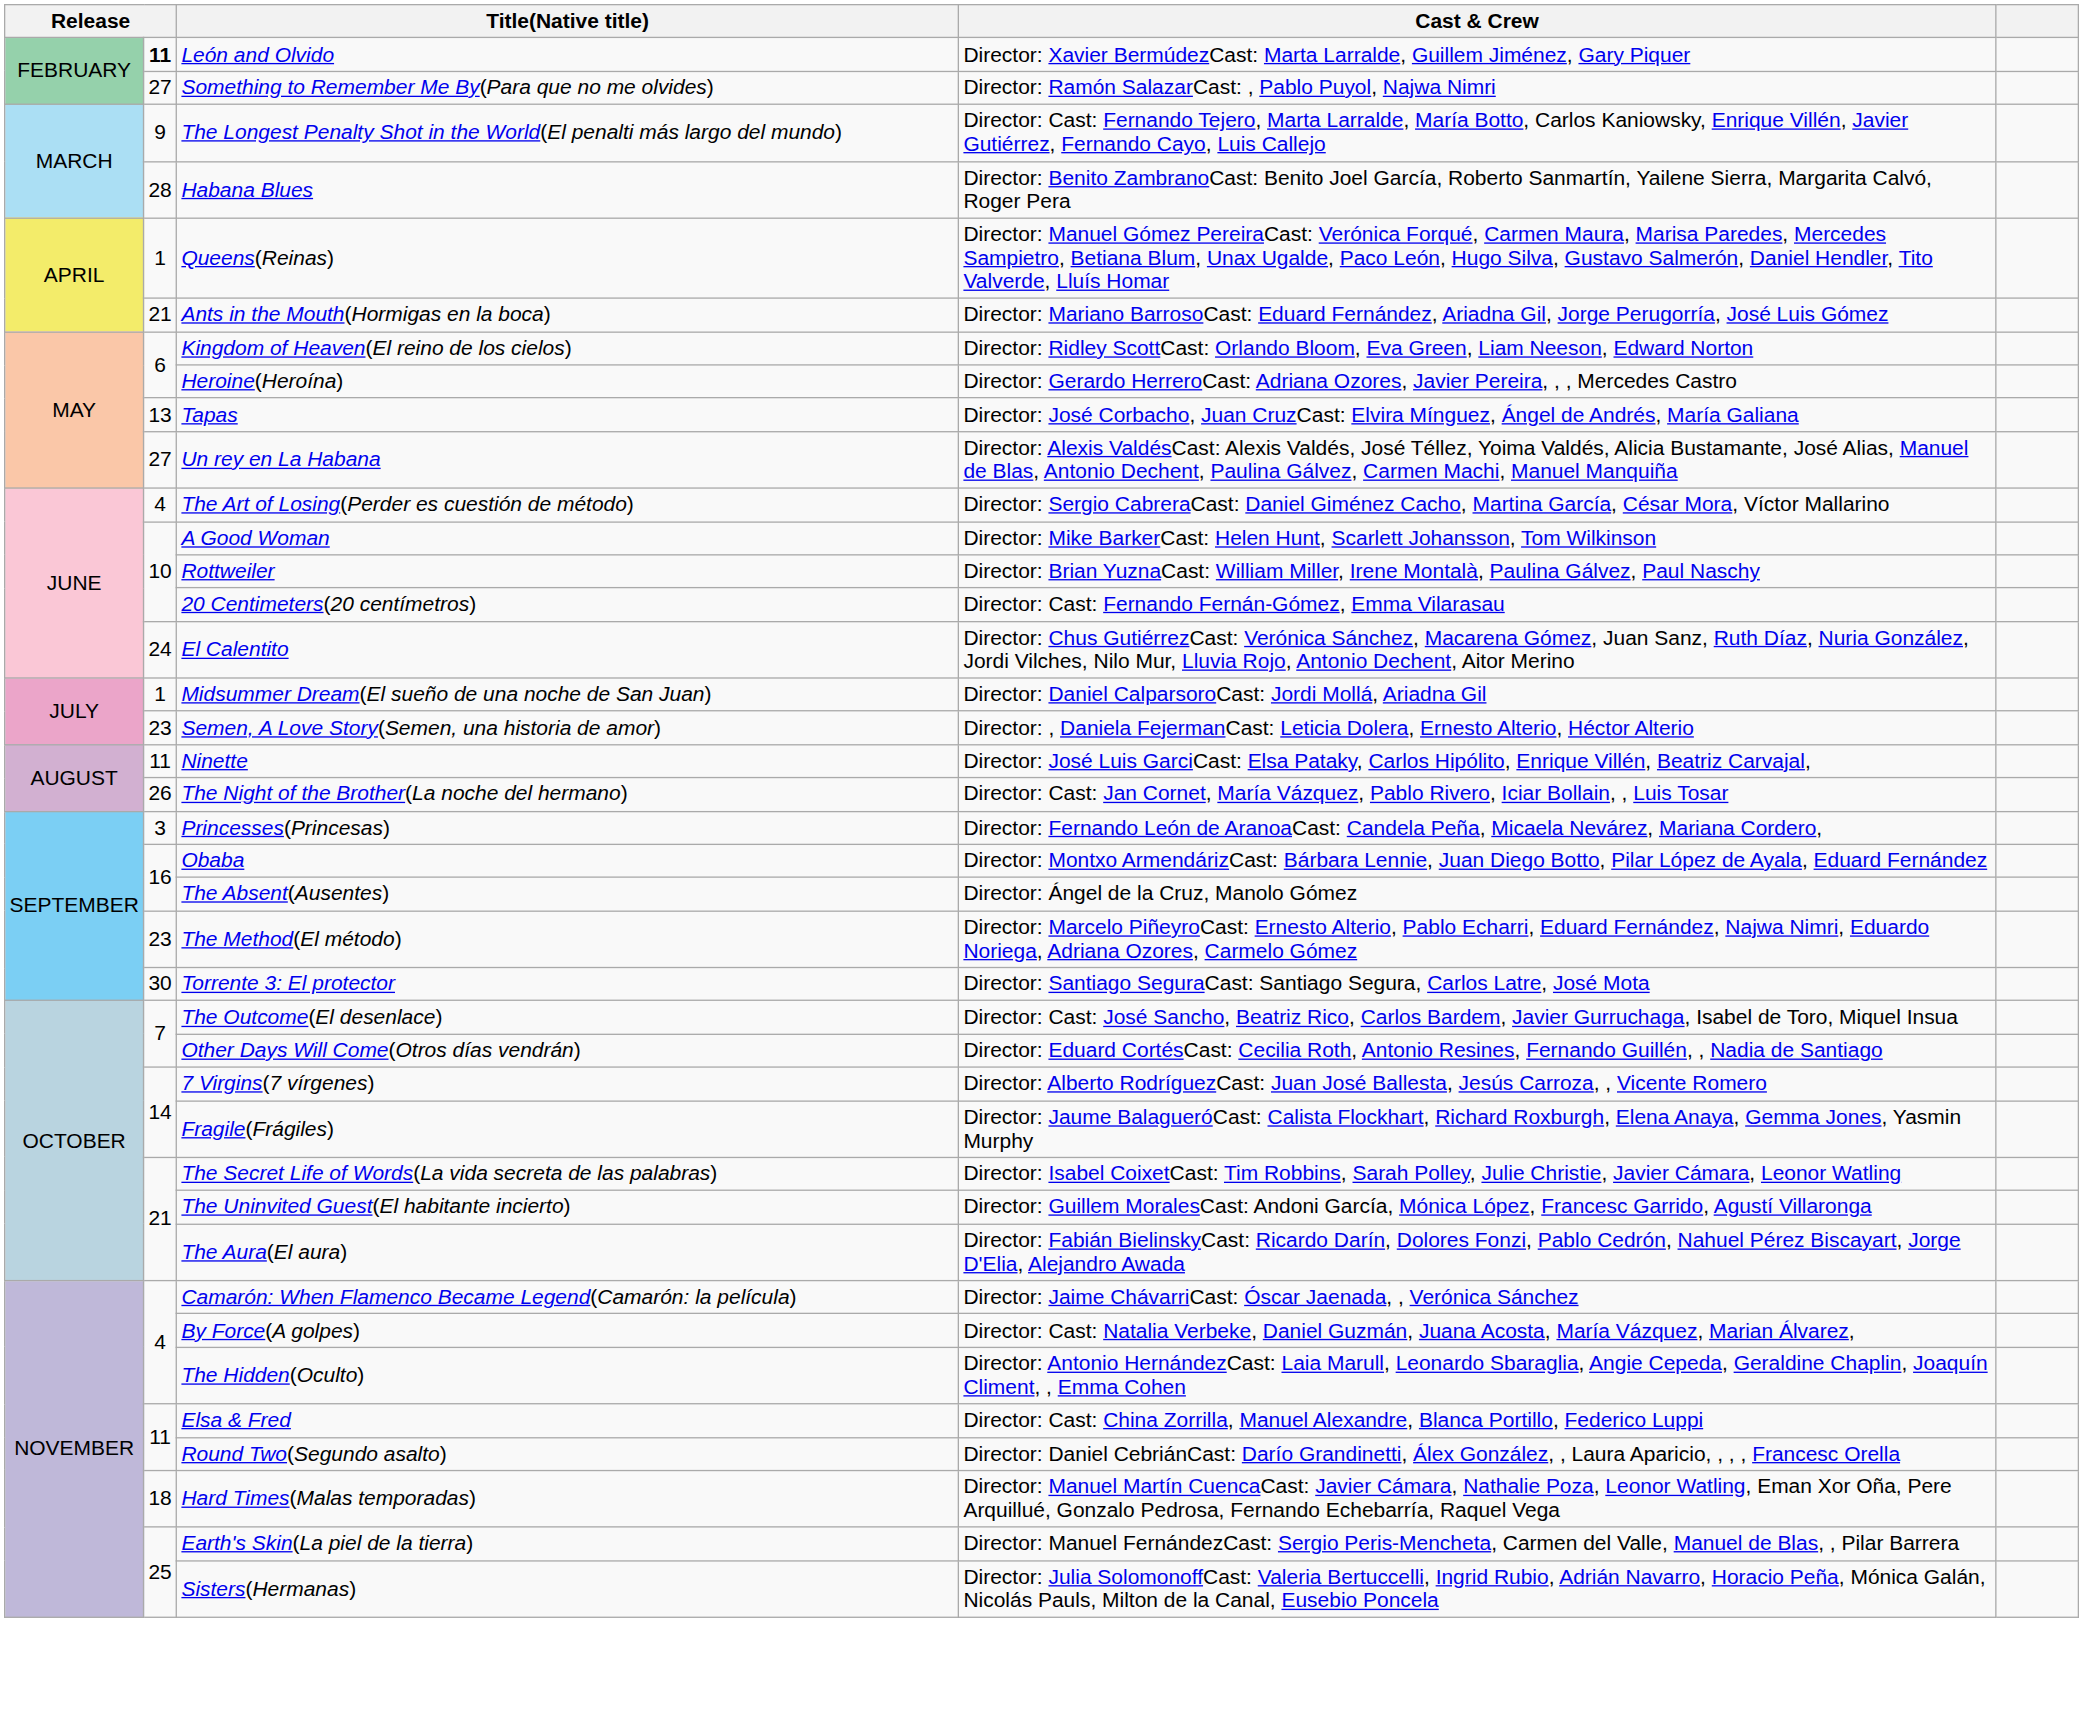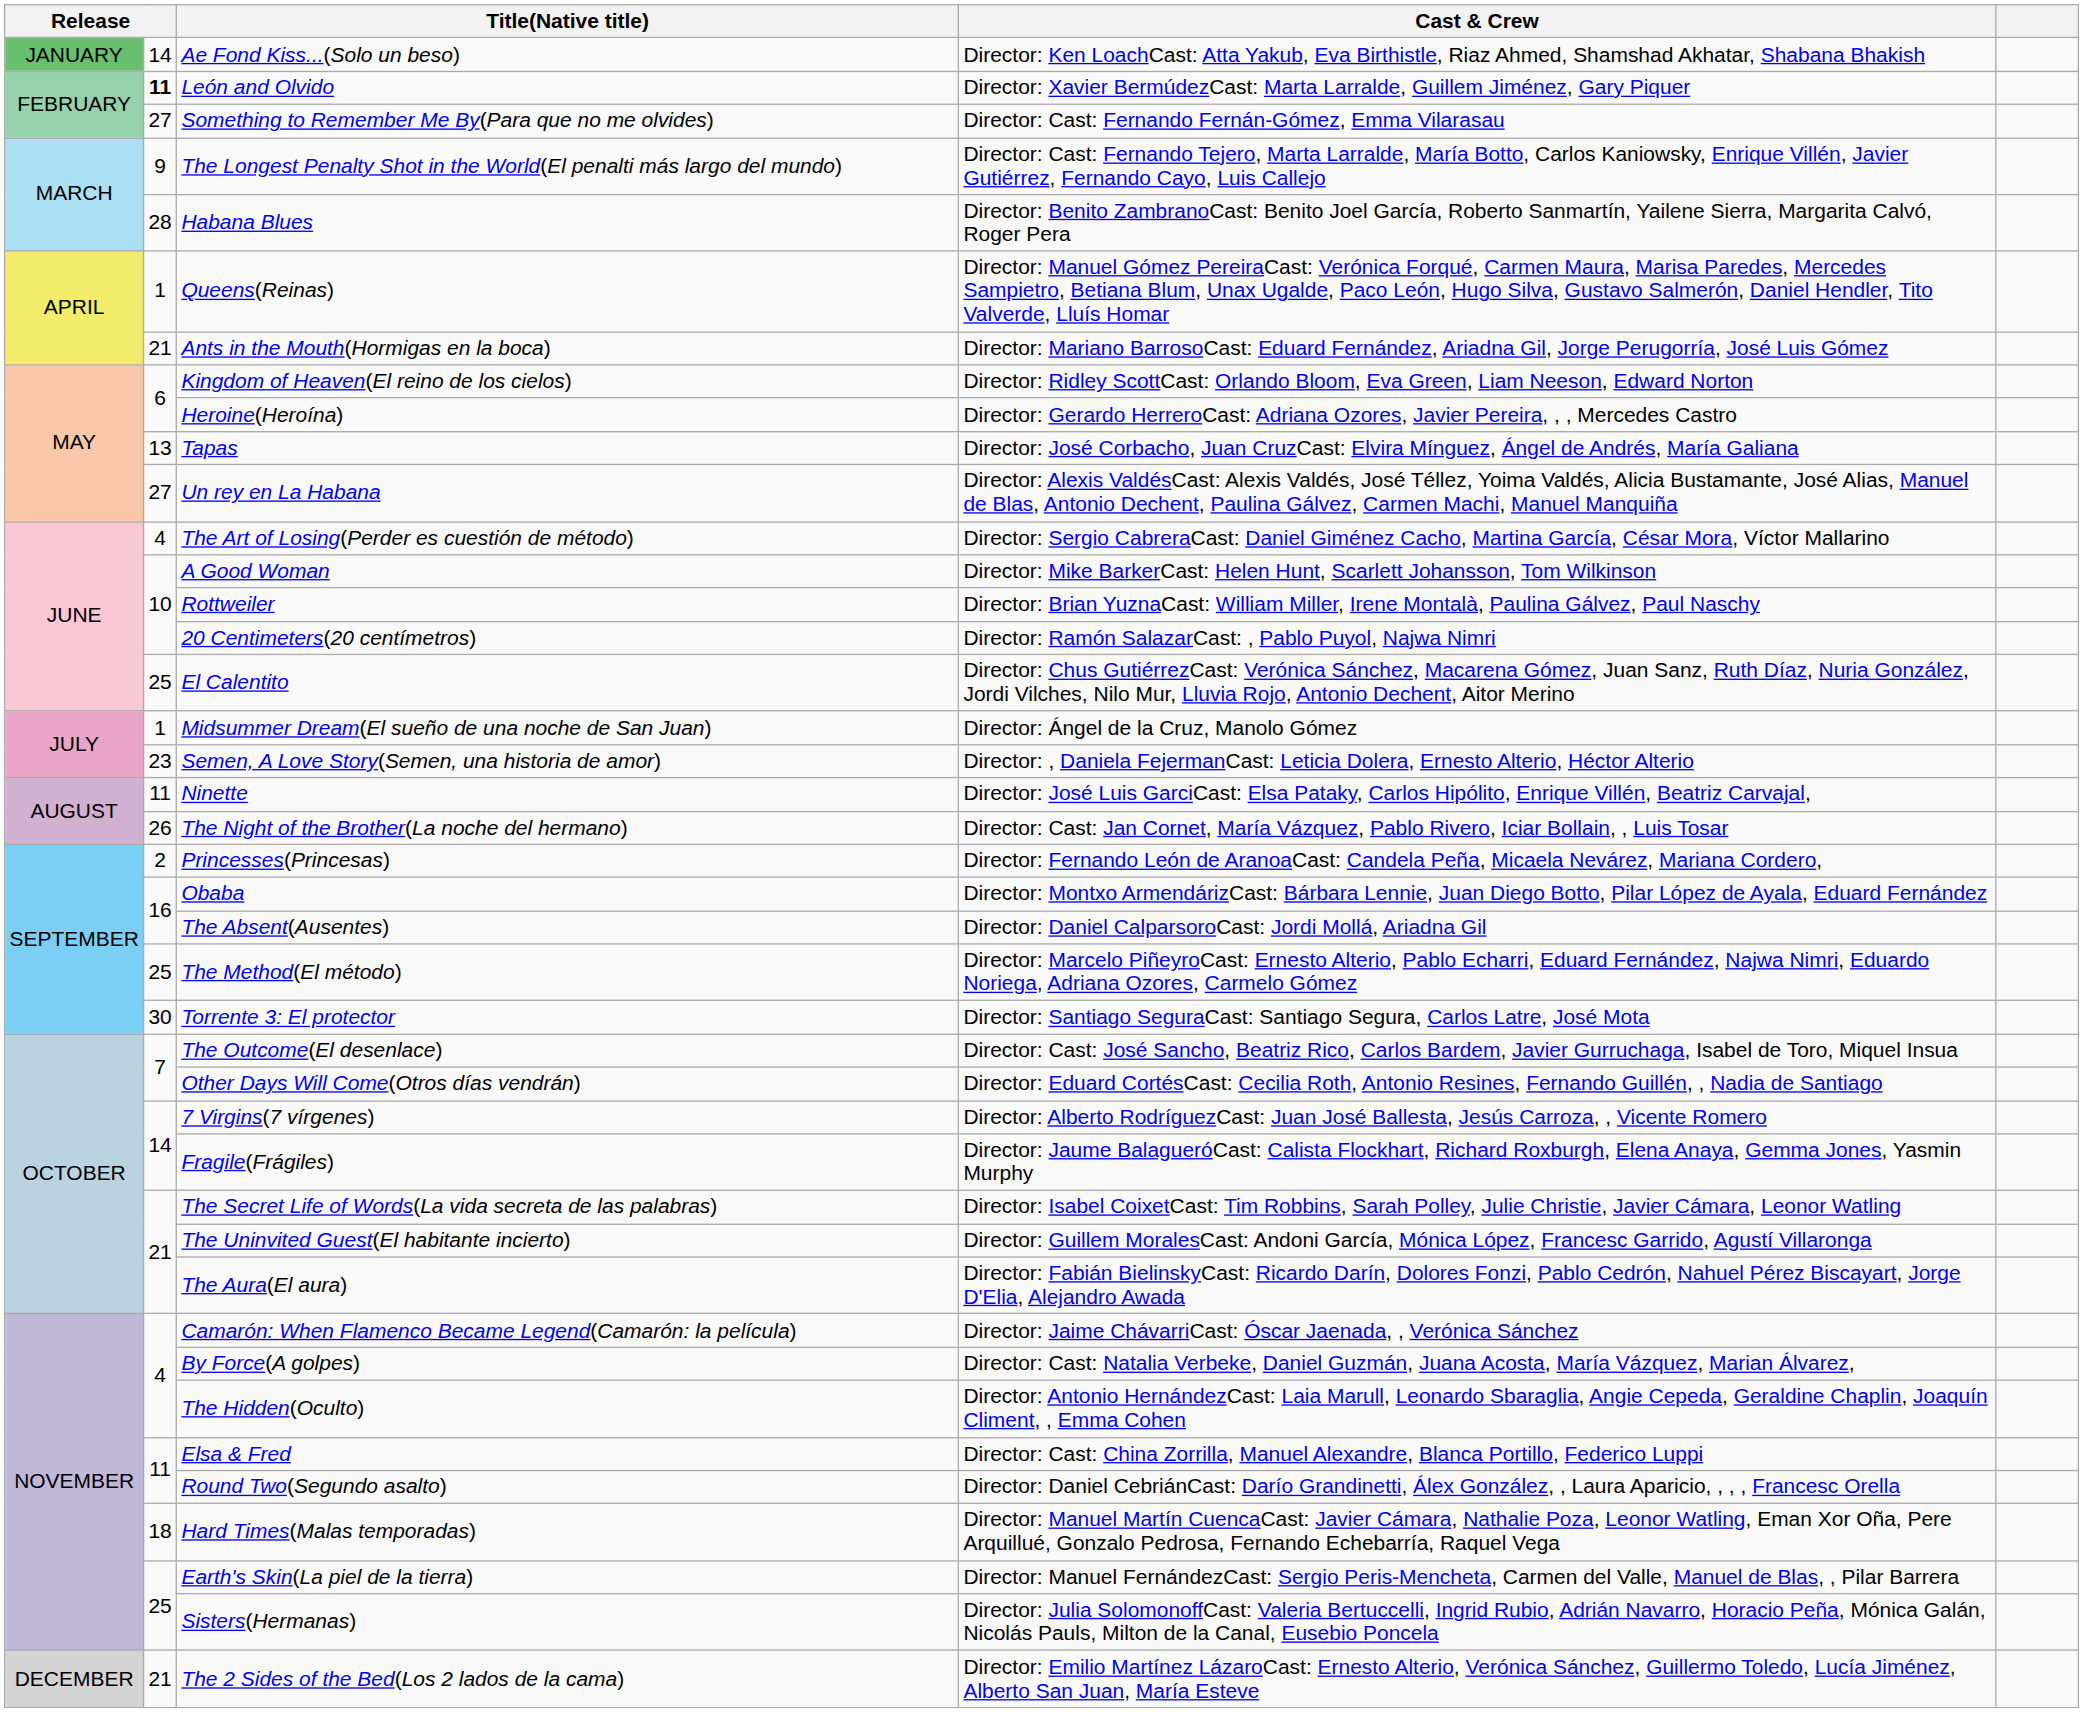+ row: (321, 54)
(1230, 87) Director: Ramón SalazarCast: , Pablo Puyol, Najwa Nimri -> (1234, 120) Director: Cast: Fernando Fernán-Gómez, Emma Vilarasau
(1234, 604) Director: Cast: Fernando Fernán-Gómez, Emma Vilarasau -> (1230, 637) Director: Ramón SalazarCast: , Pablo Puyol, Najwa Nimri
(160, 649) 24 -> (160, 682) 25
(1225, 694) Director: Daniel CalparsoroCast: Jordi Mollá, Ariadna Gil -> (1160, 727) Director: Ángel de la Cruz, Manolo Gómez
(160, 827) 3 -> (160, 860) 2
(1160, 893) Director: Ángel de la Cruz, Manolo Gómez -> (1225, 927) Director: Daniel CalparsoroCast: Jordi Mollá, Ariadna Gil
(160, 938) 23 -> (160, 972) 25
+ row: (403, 1678)
